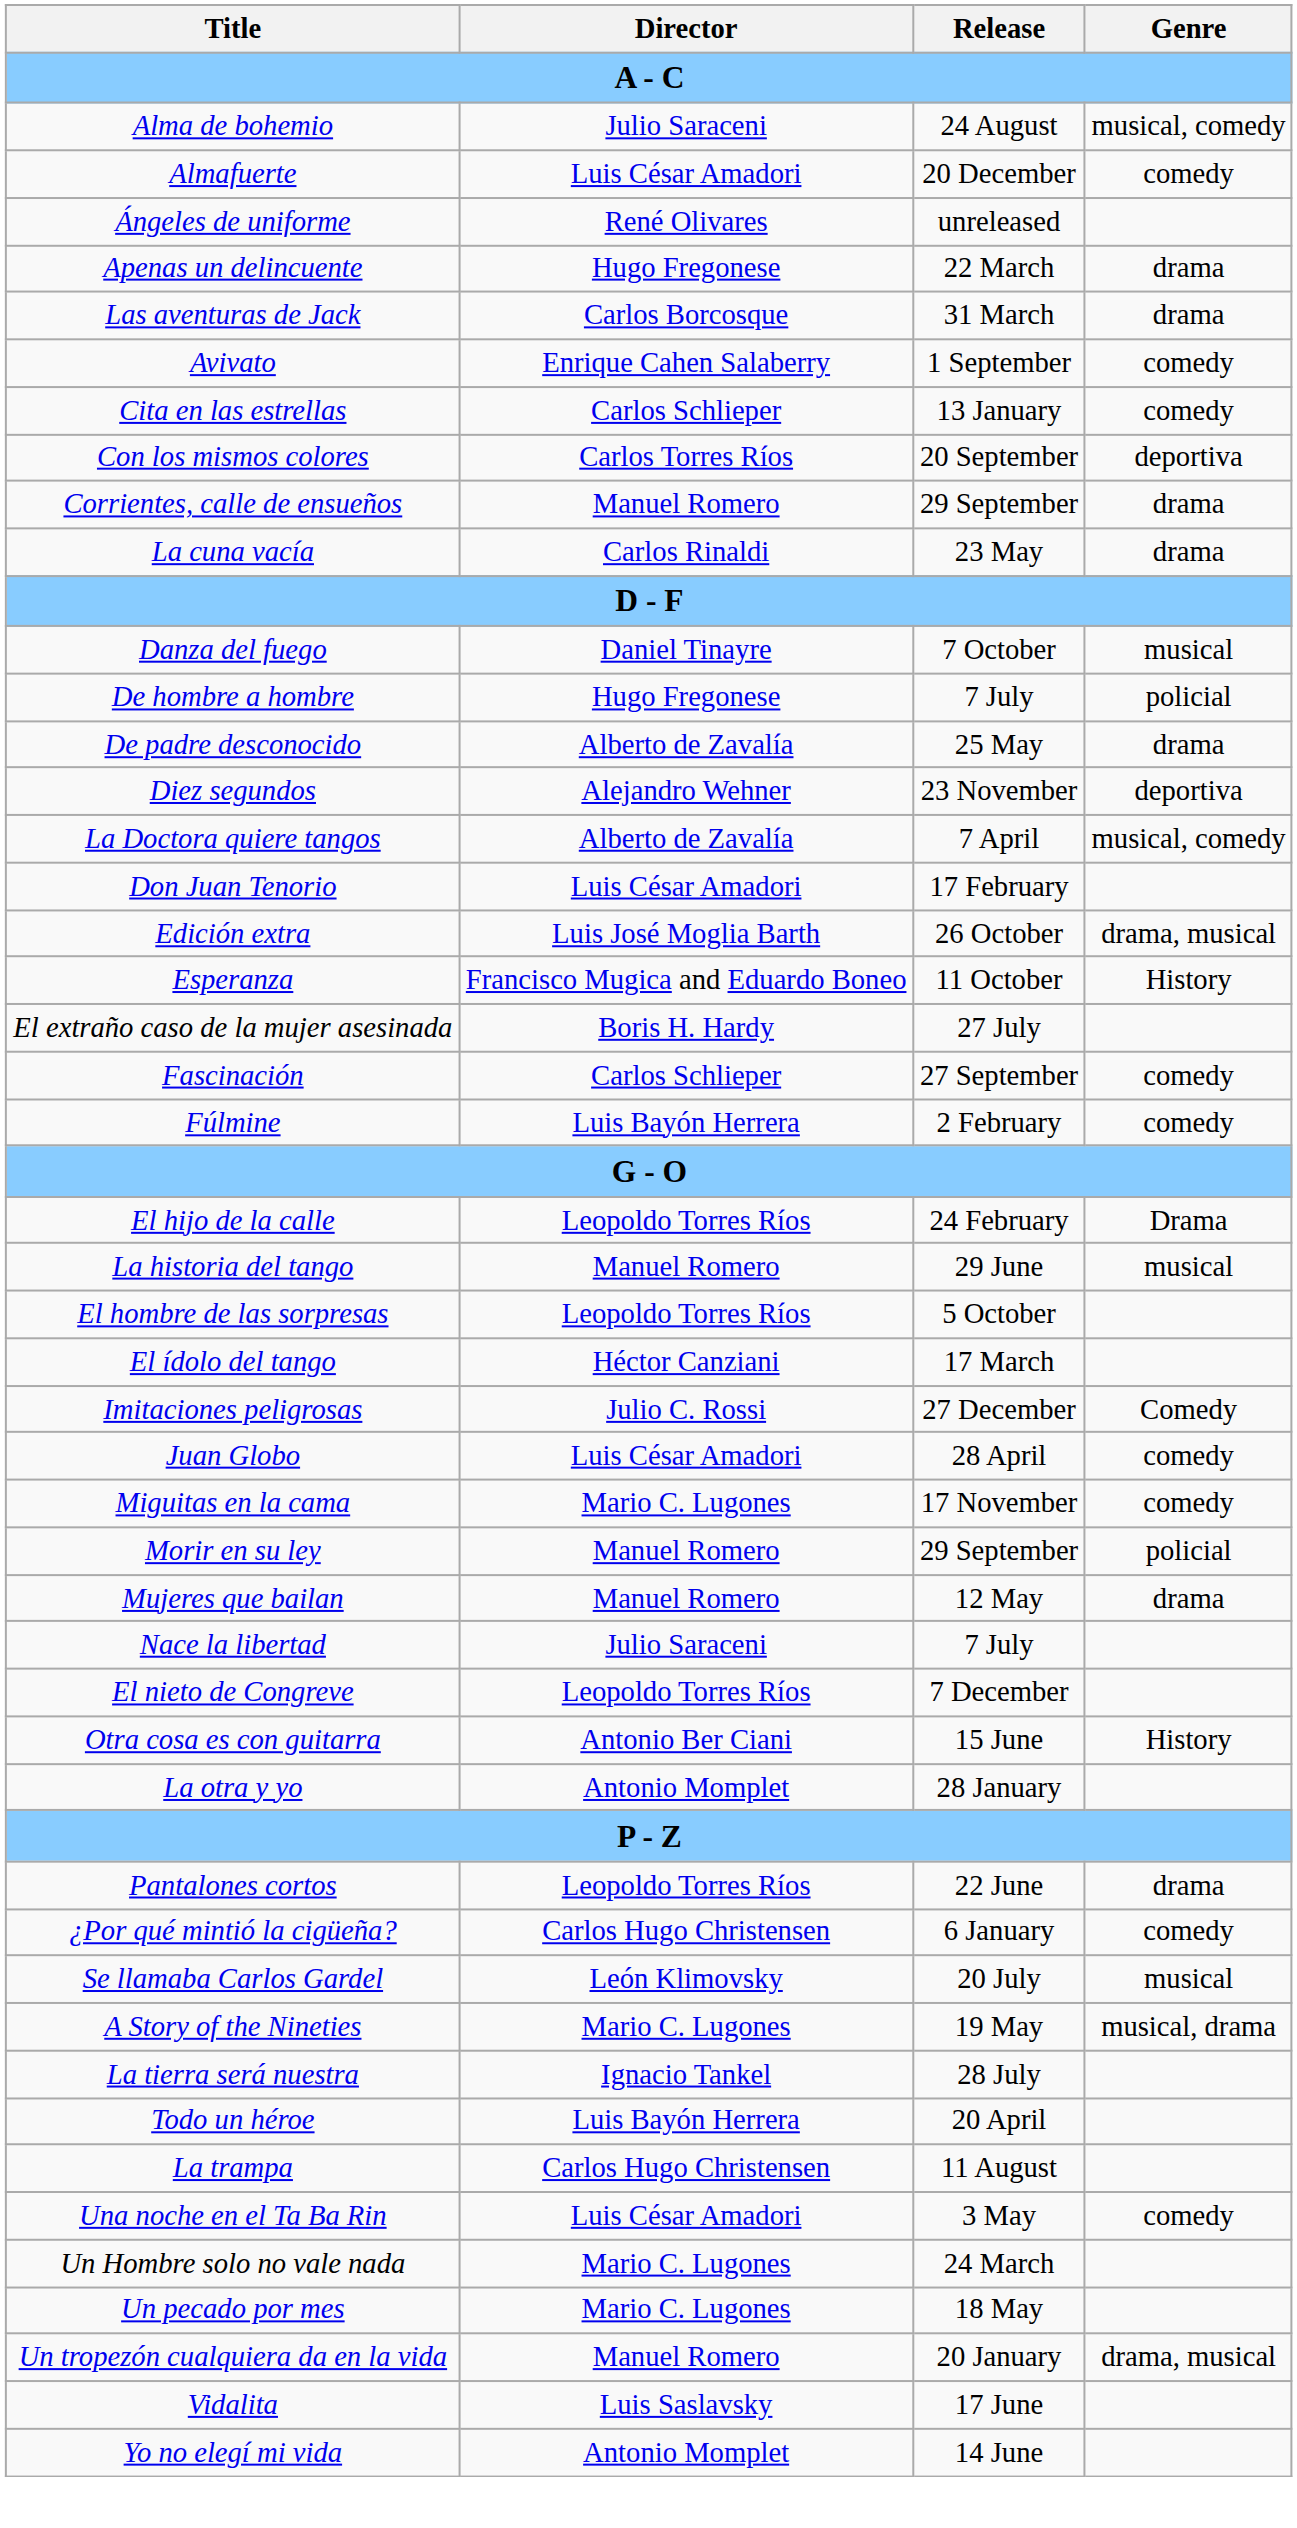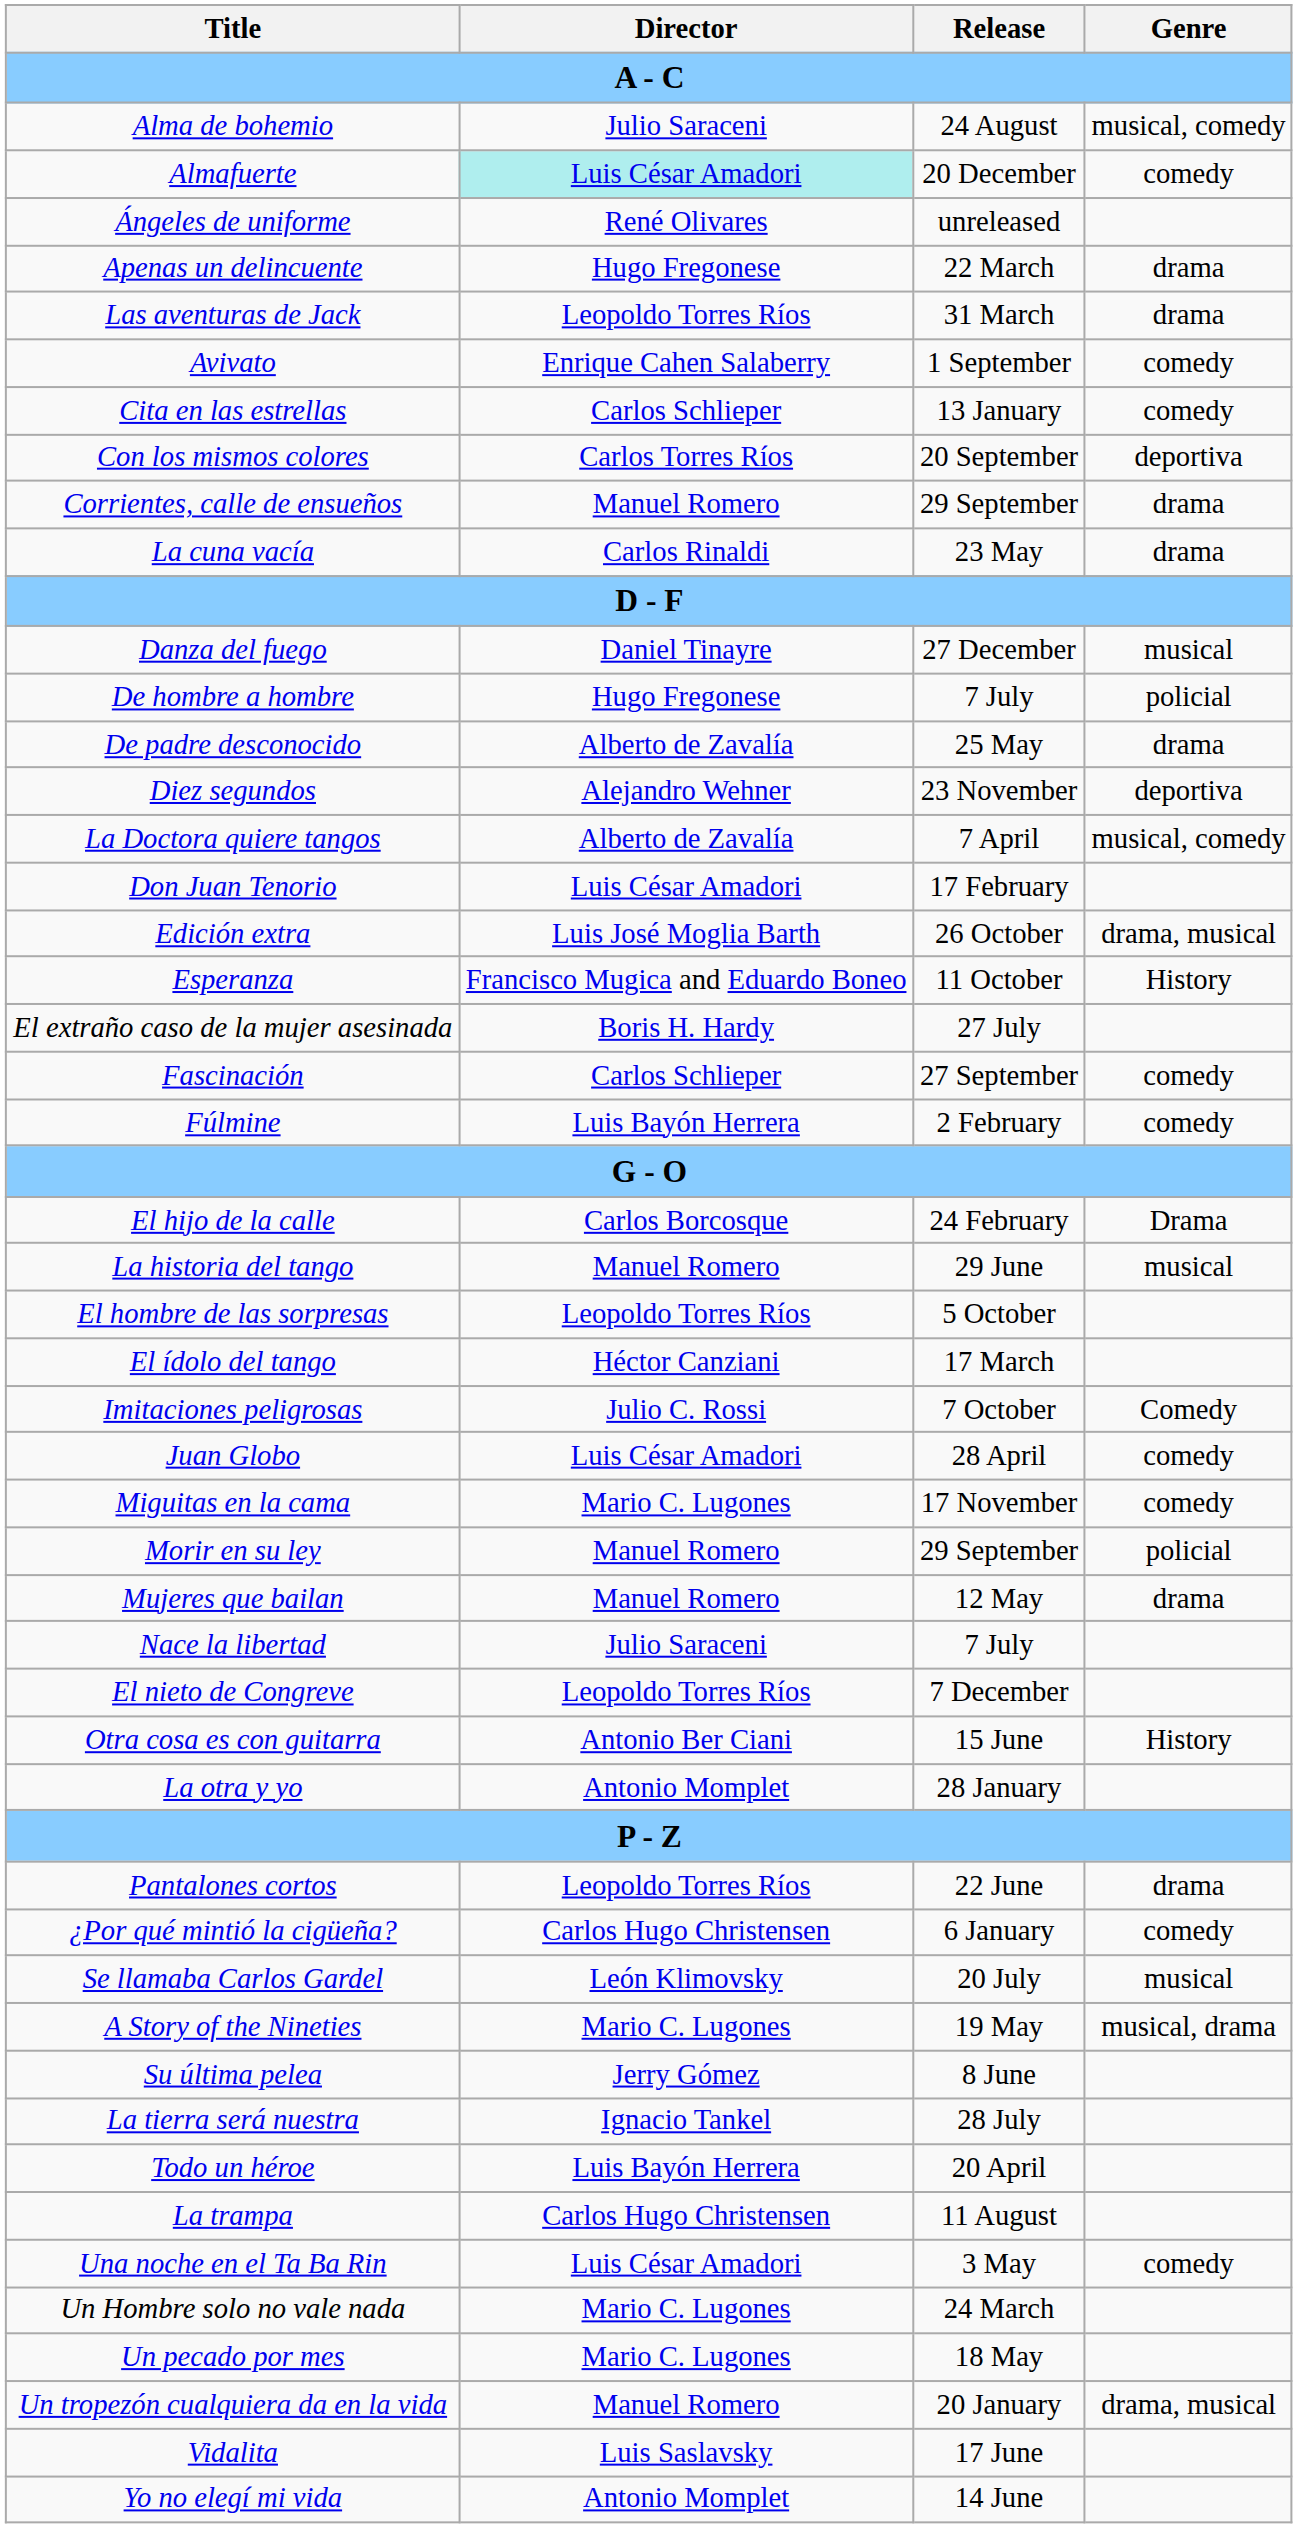(686, 173) no background -> (686, 173) paleturquoise background
(686, 315) Carlos Borcosque -> (686, 315) Leopoldo Torres Ríos
(999, 649) 7 October -> (999, 649) 27 December
(686, 1219) Leopoldo Torres Ríos -> (686, 1219) Carlos Borcosque
(999, 1408) 27 December -> (999, 1408) 7 October
+ row: (233, 2073)
